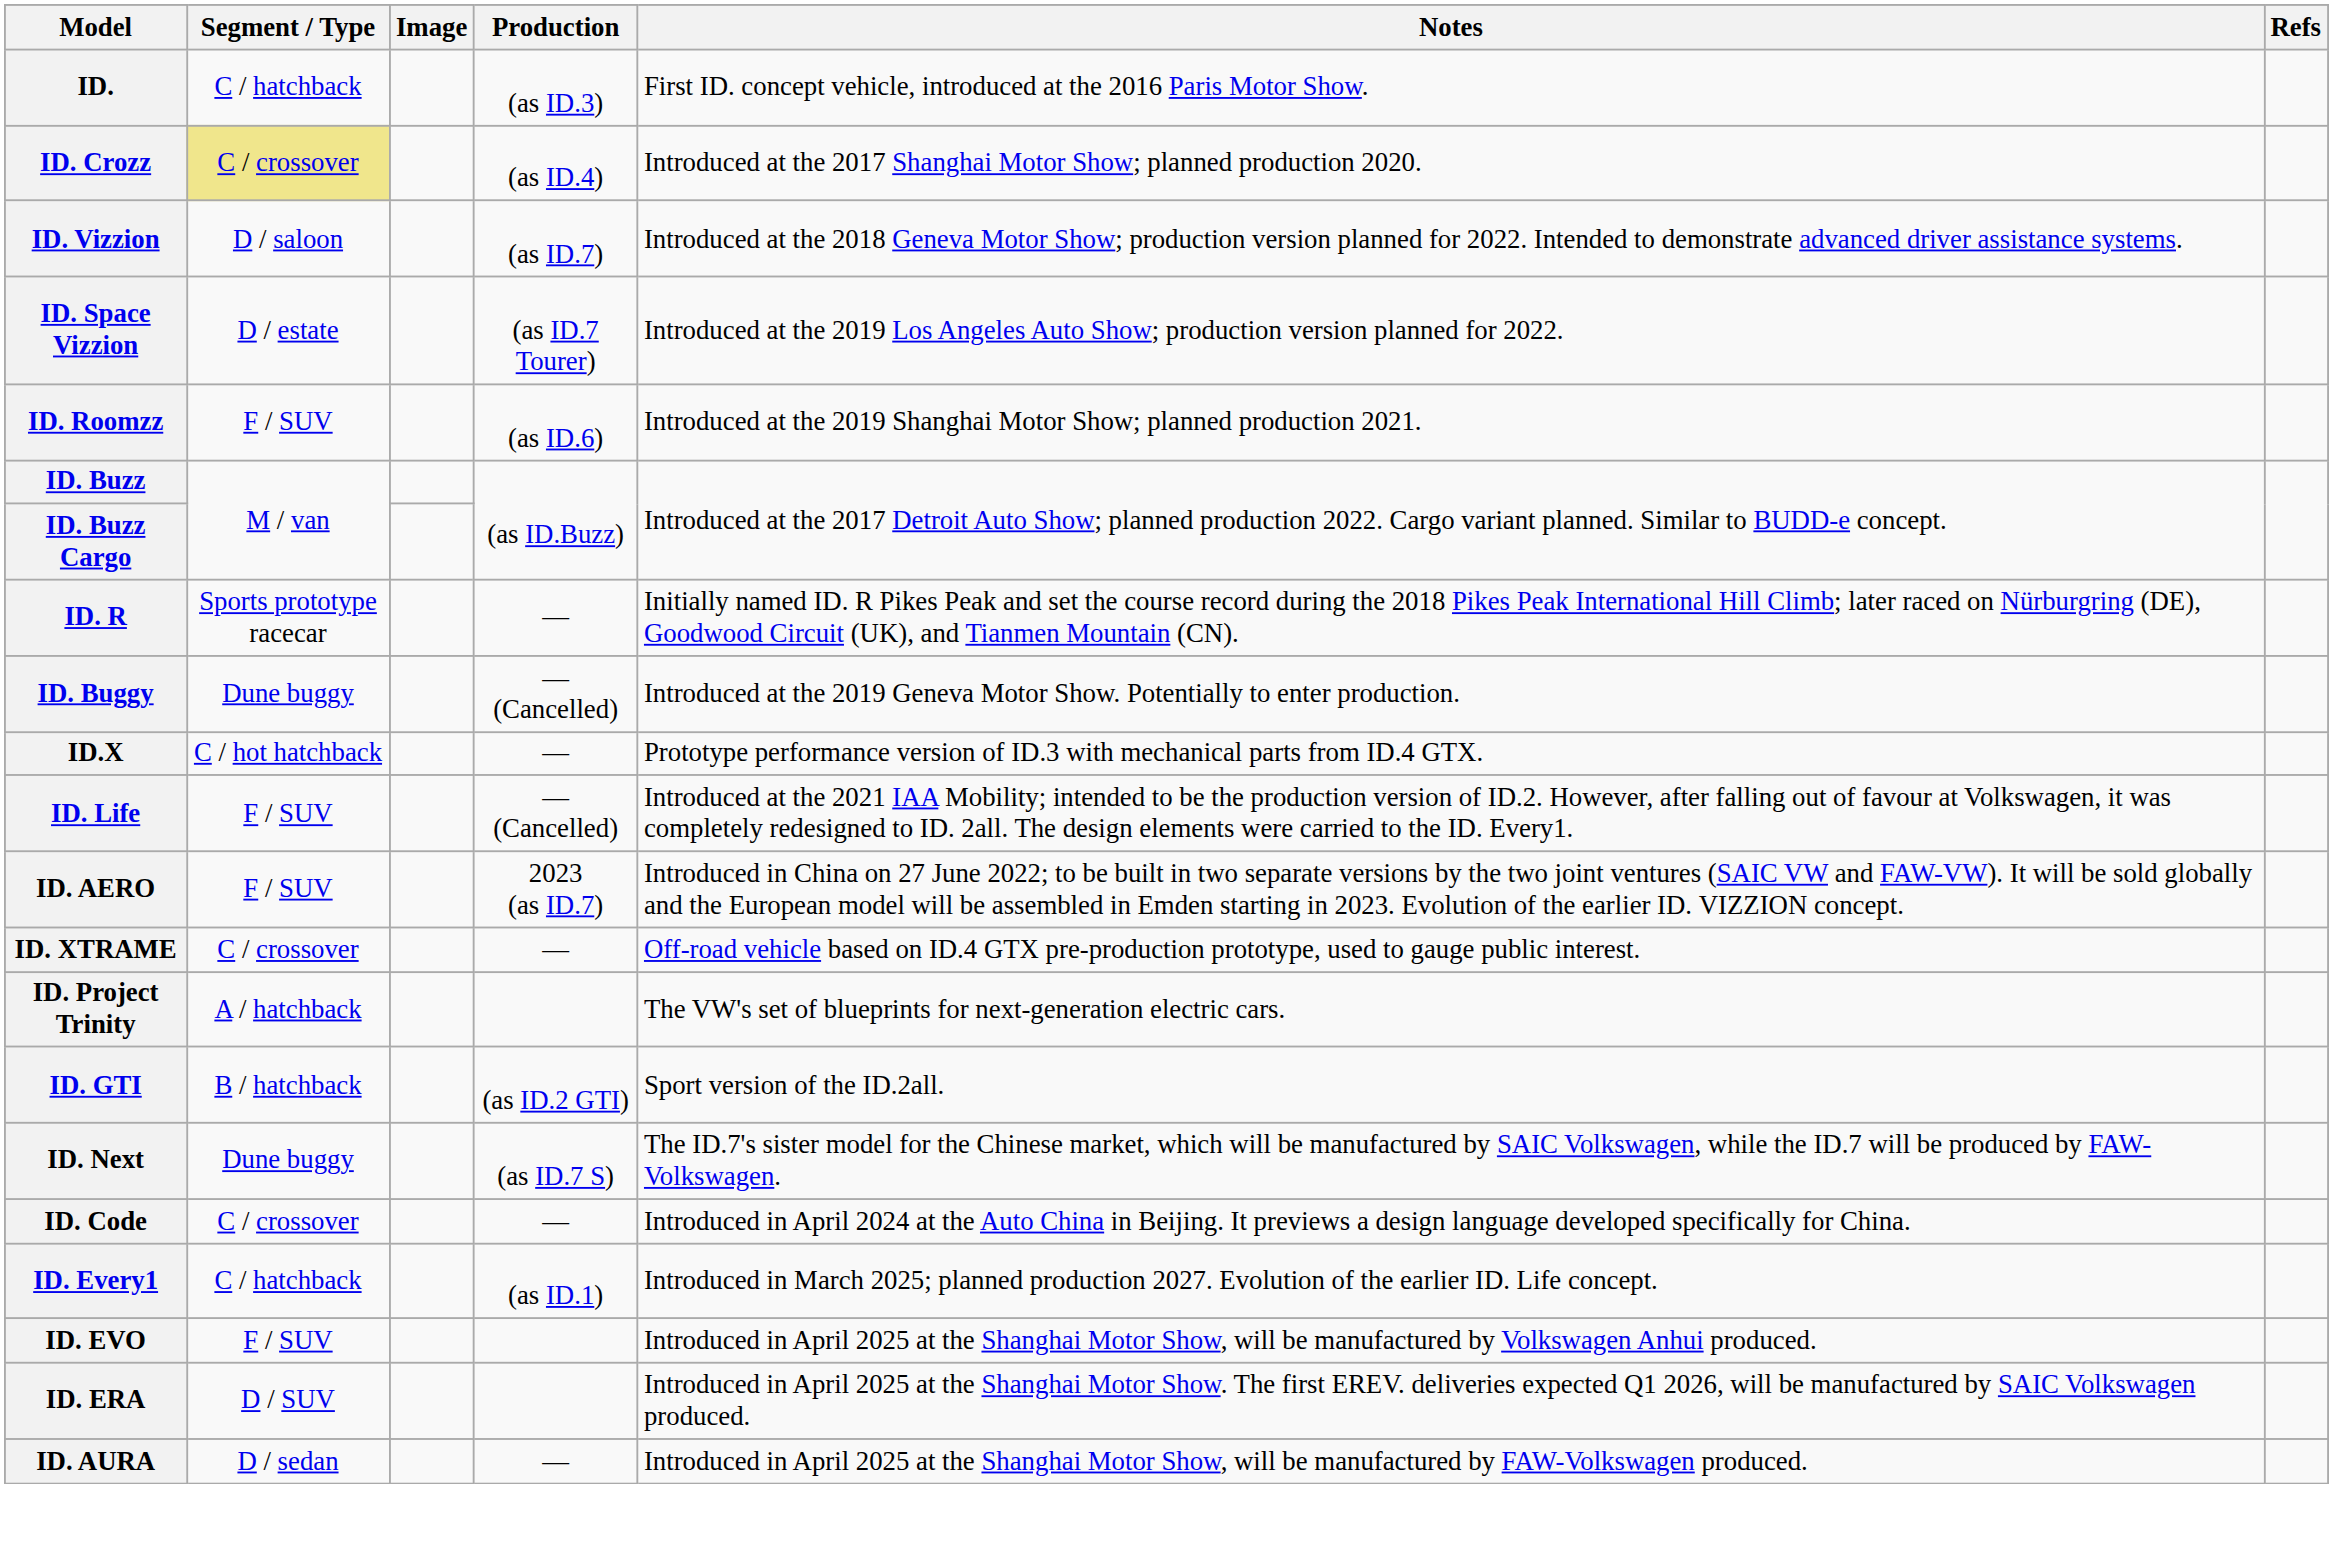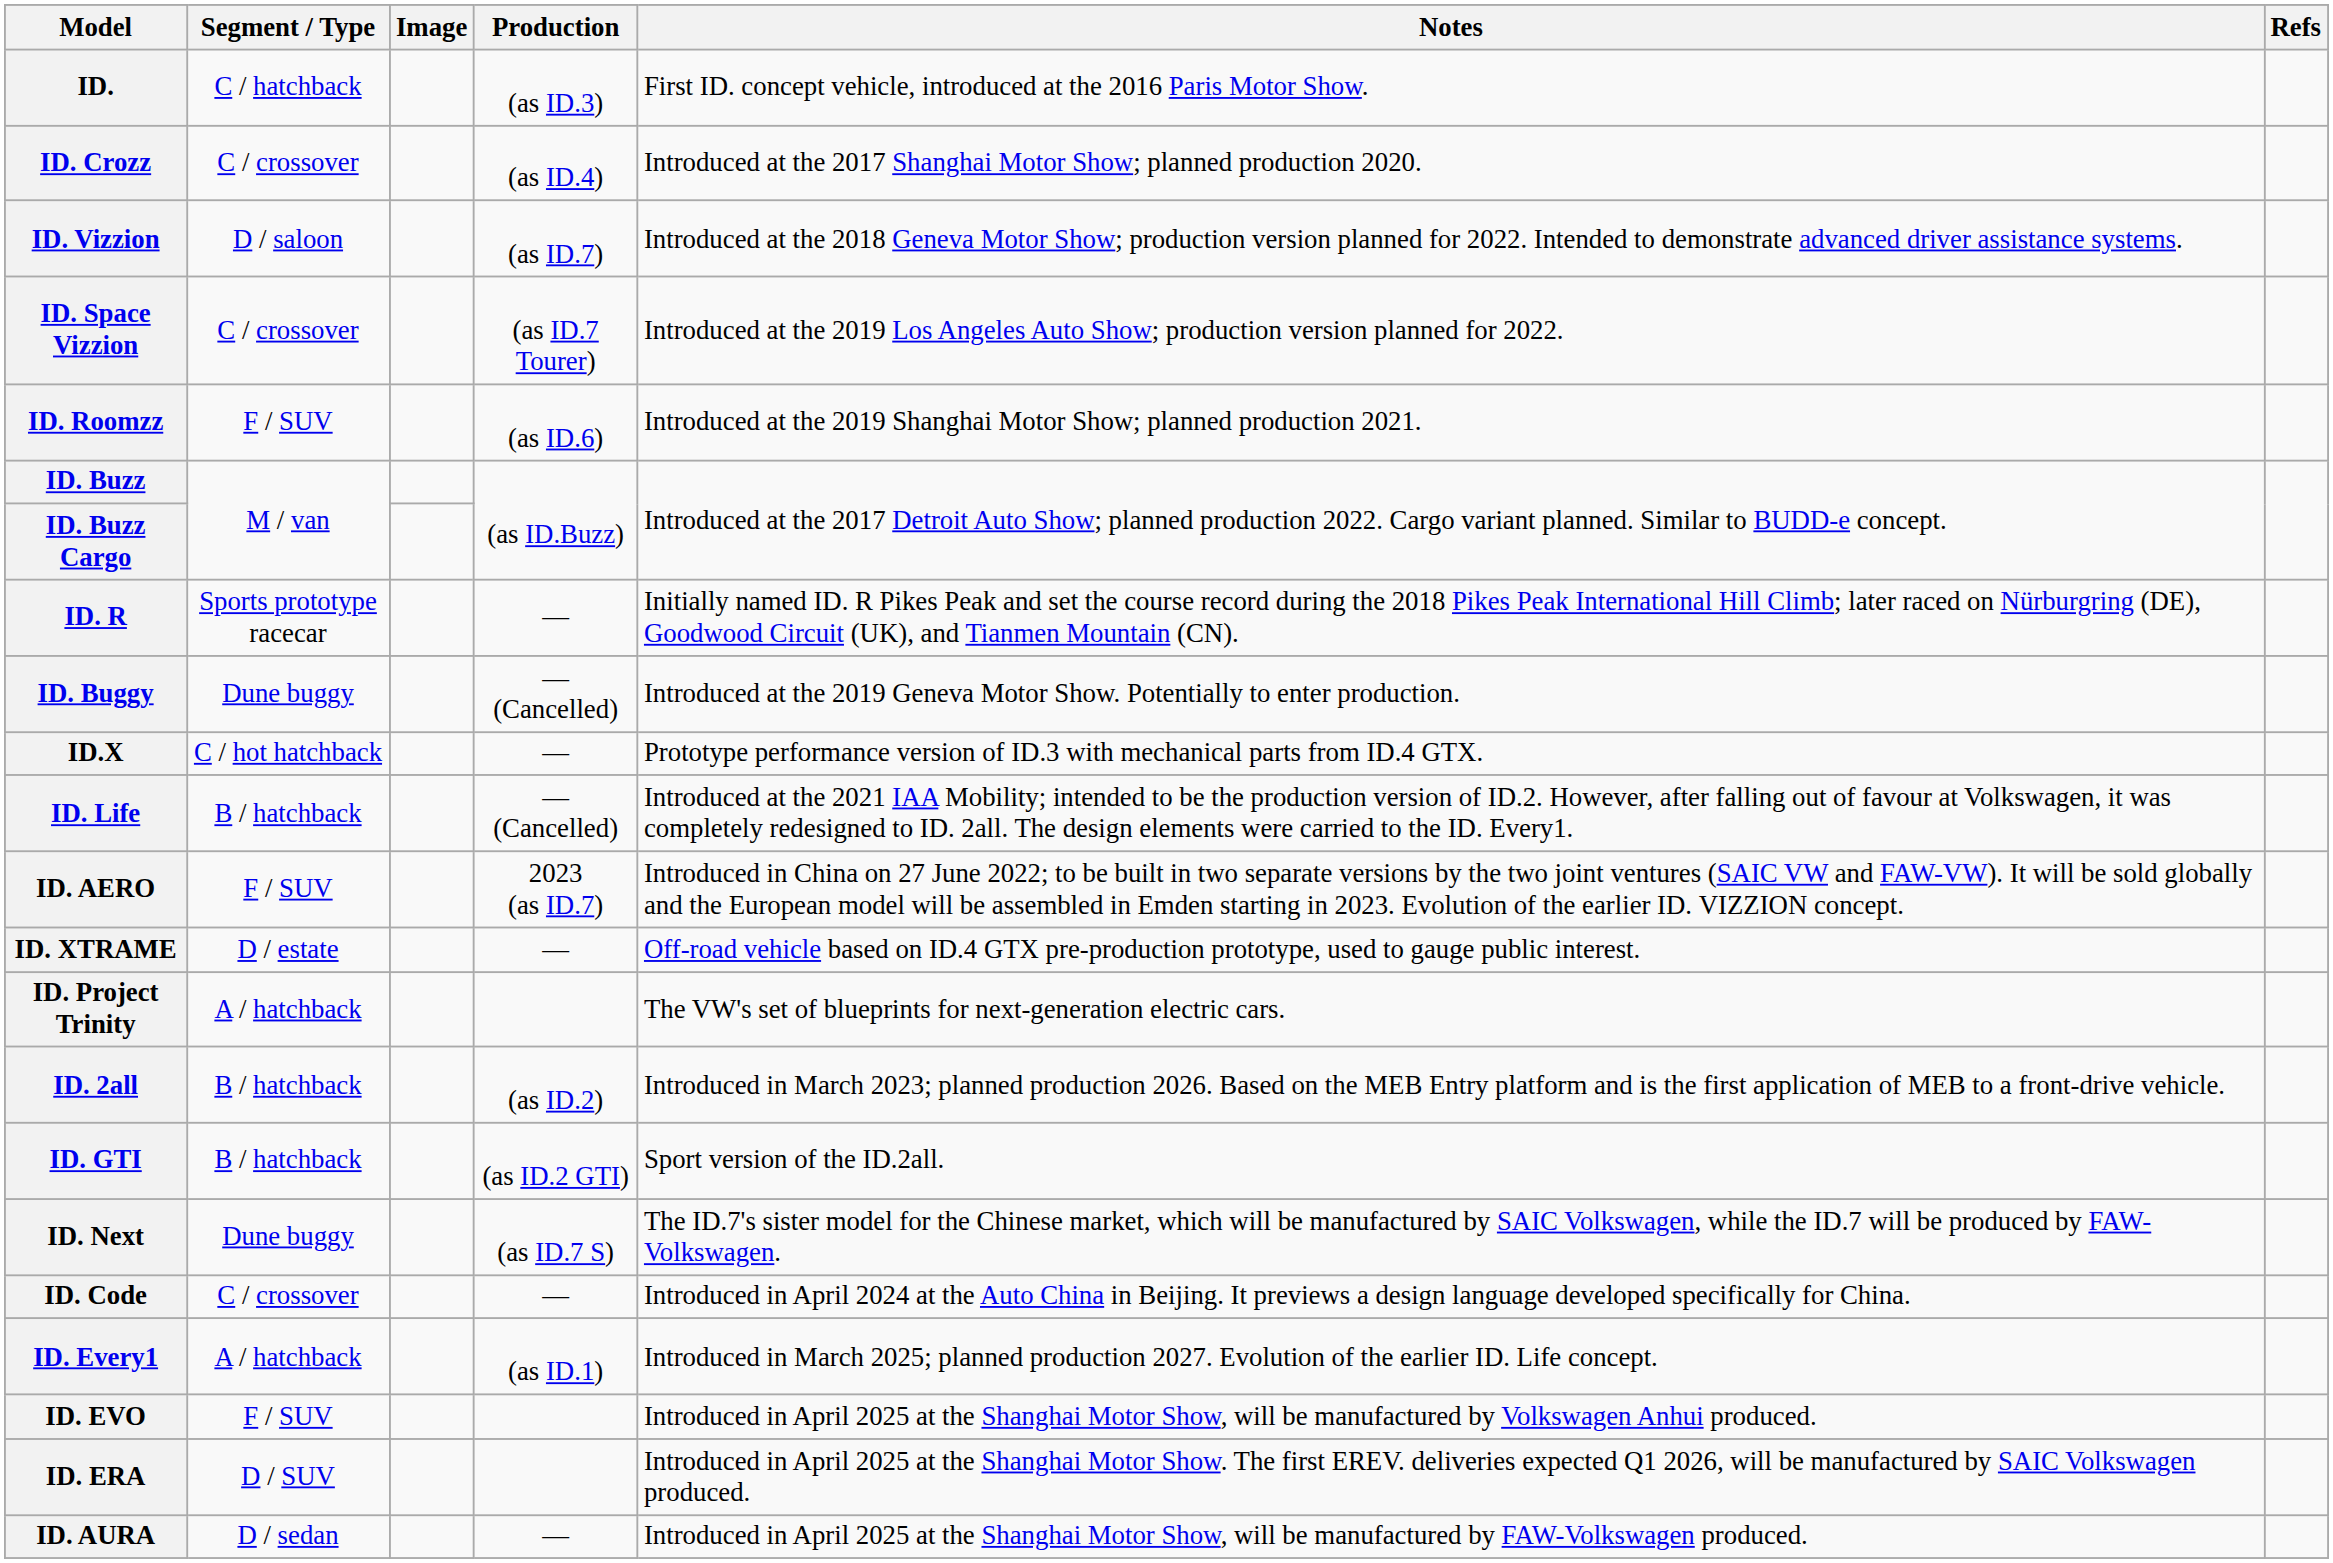(288, 162) khaki background -> (288, 162) no background
(288, 330) D / estate -> (288, 330) C / crossover
(288, 813) F / SUV -> (288, 813) B / hatchback
(288, 949) C / crossover -> (288, 949) D / estate
+ row: (96, 1084)
(288, 1280) C / hatchback -> (288, 1356) A / hatchback
